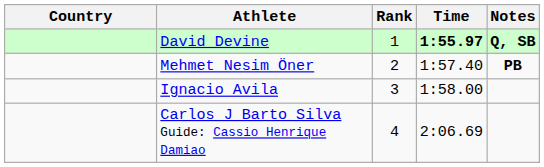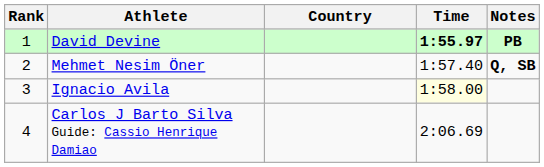columns swapped: (394, 17) <-> (81, 17)
(513, 41) Q, SB -> (513, 41) PB
(513, 66) PB -> (513, 66) Q, SB
(451, 91) no background -> (451, 91) lightyellow background
